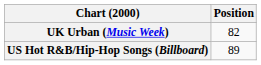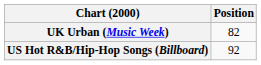(234, 50) 89 -> (234, 50) 92
